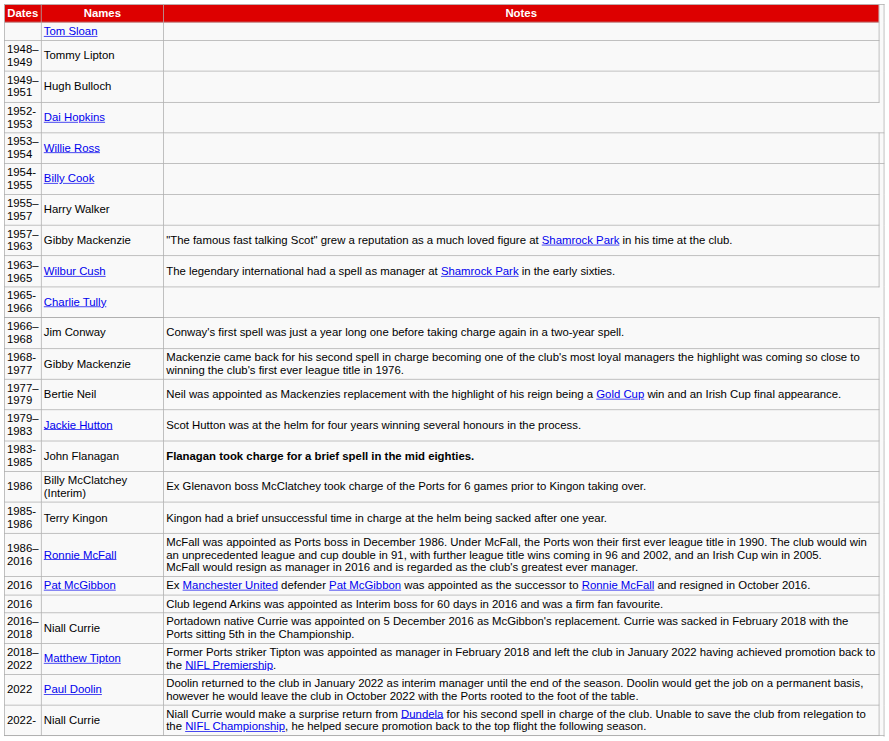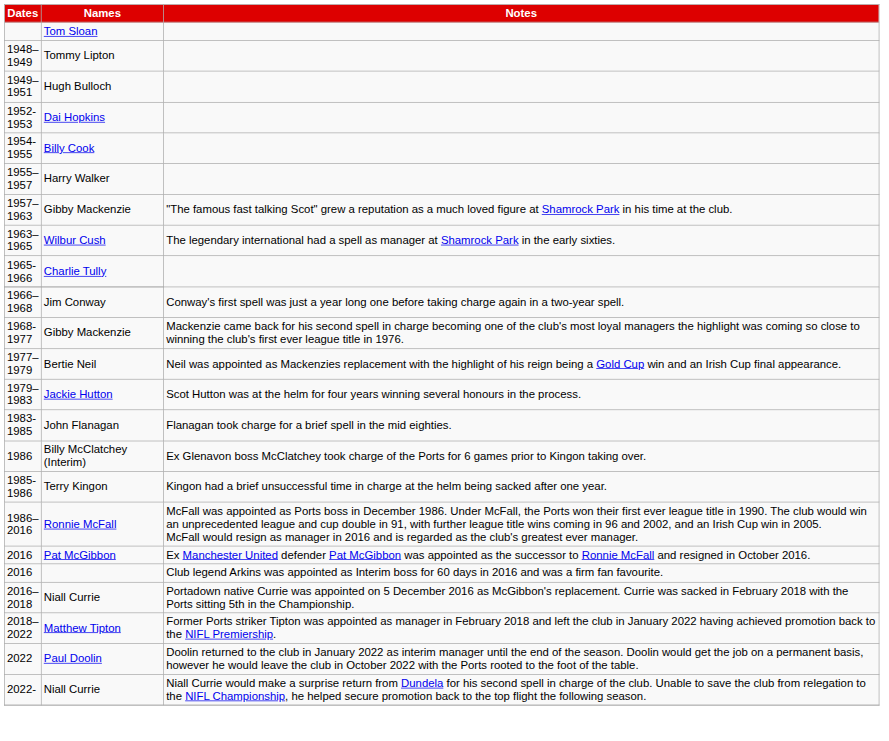- row: (23, 148)
(320, 456) bold -> (309, 425) normal
